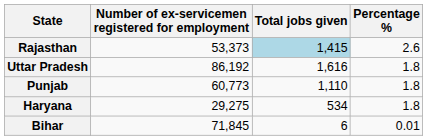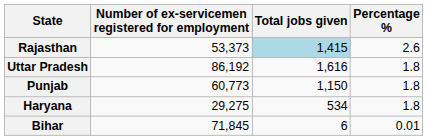(333, 86) 1,110 -> (332, 86) 1,150
